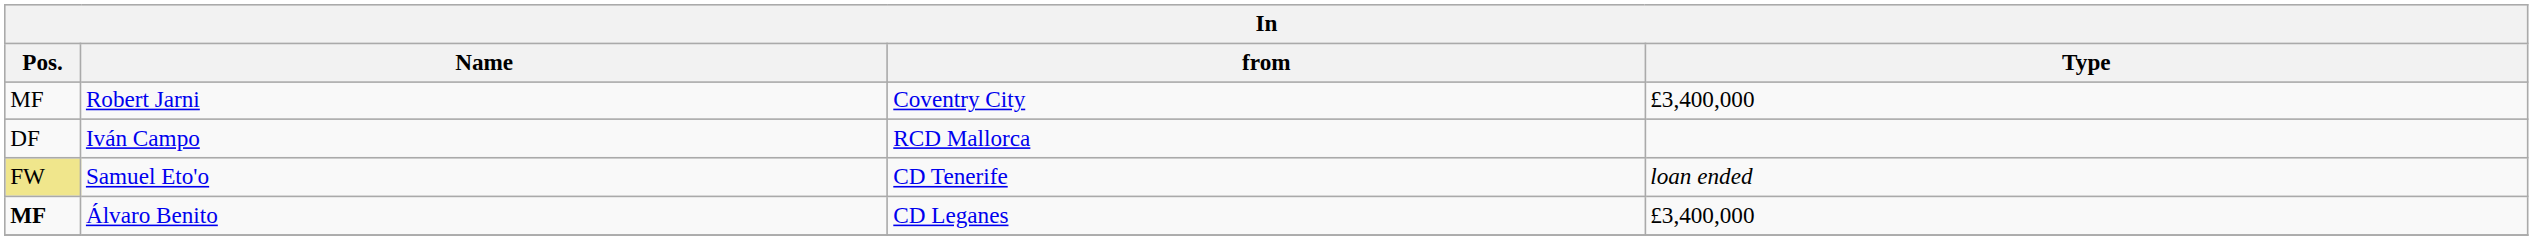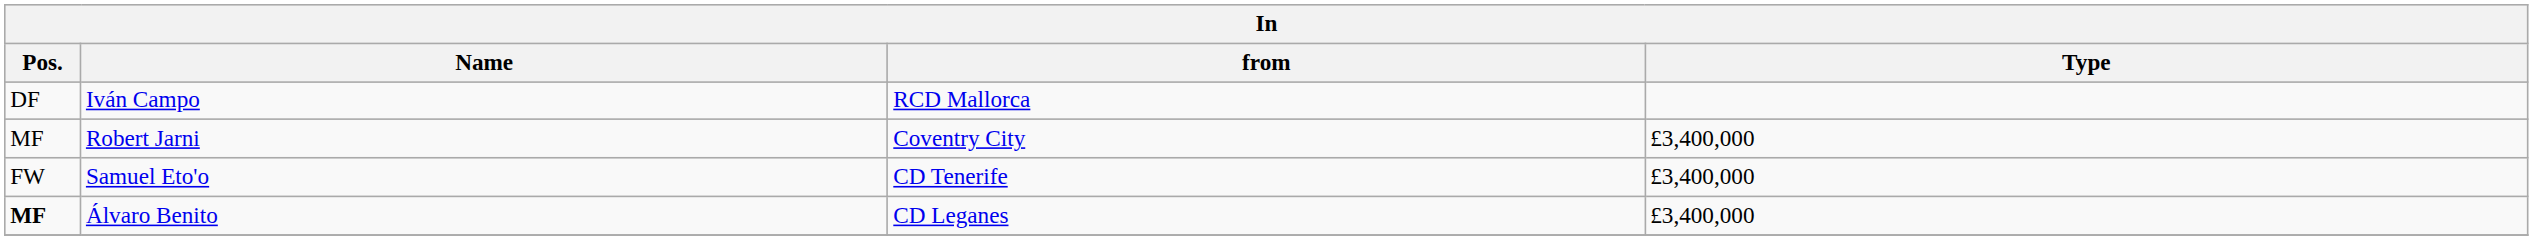rows swapped: (143, 100) <-> (143, 138)
(28, 176) khaki background -> (28, 176) no background
(1701, 176) loan ended -> (1702, 176) £3,400,000
